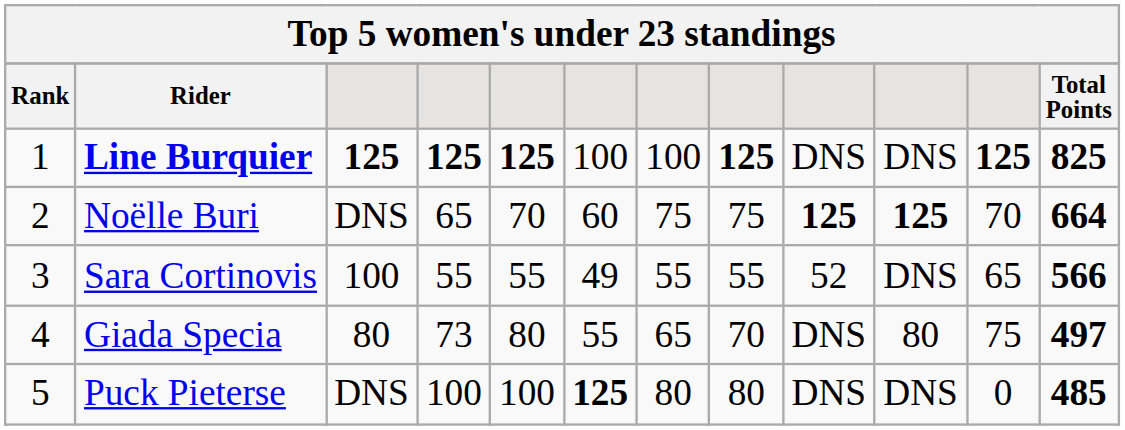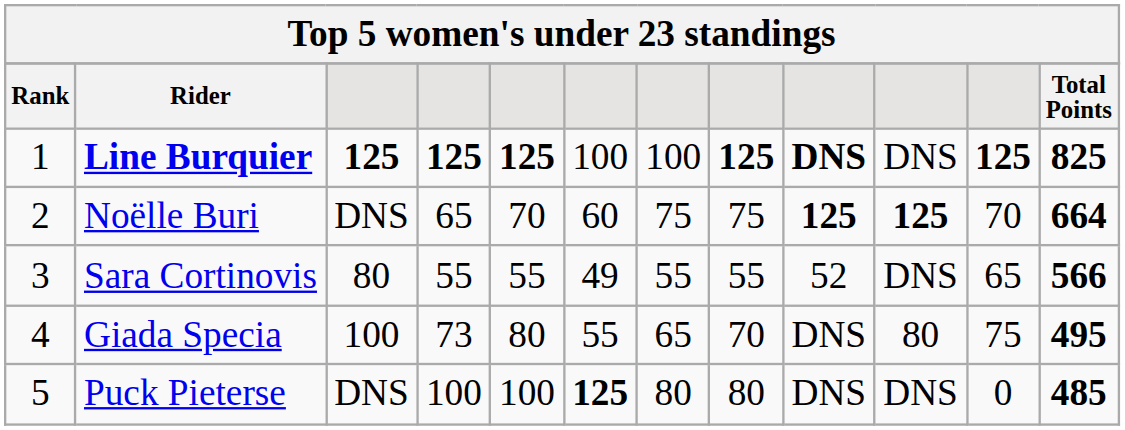(829, 156) normal -> (829, 156) bold
(371, 274) 100 -> (371, 274) 80
(371, 334) 80 -> (371, 334) 100
(1079, 334) 497 -> (1079, 334) 495
